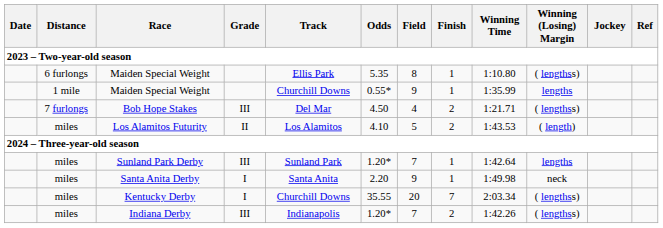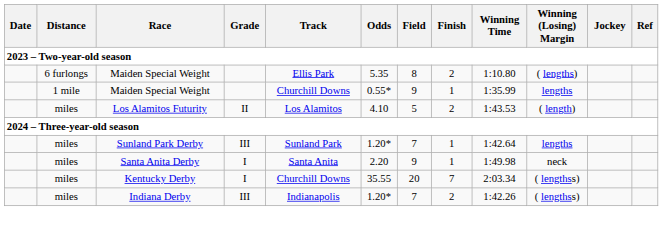(452, 73) 1 -> (452, 73) 2
(557, 73) ( lengthss) -> (557, 73) ( lengths)
- row: (66, 109)
